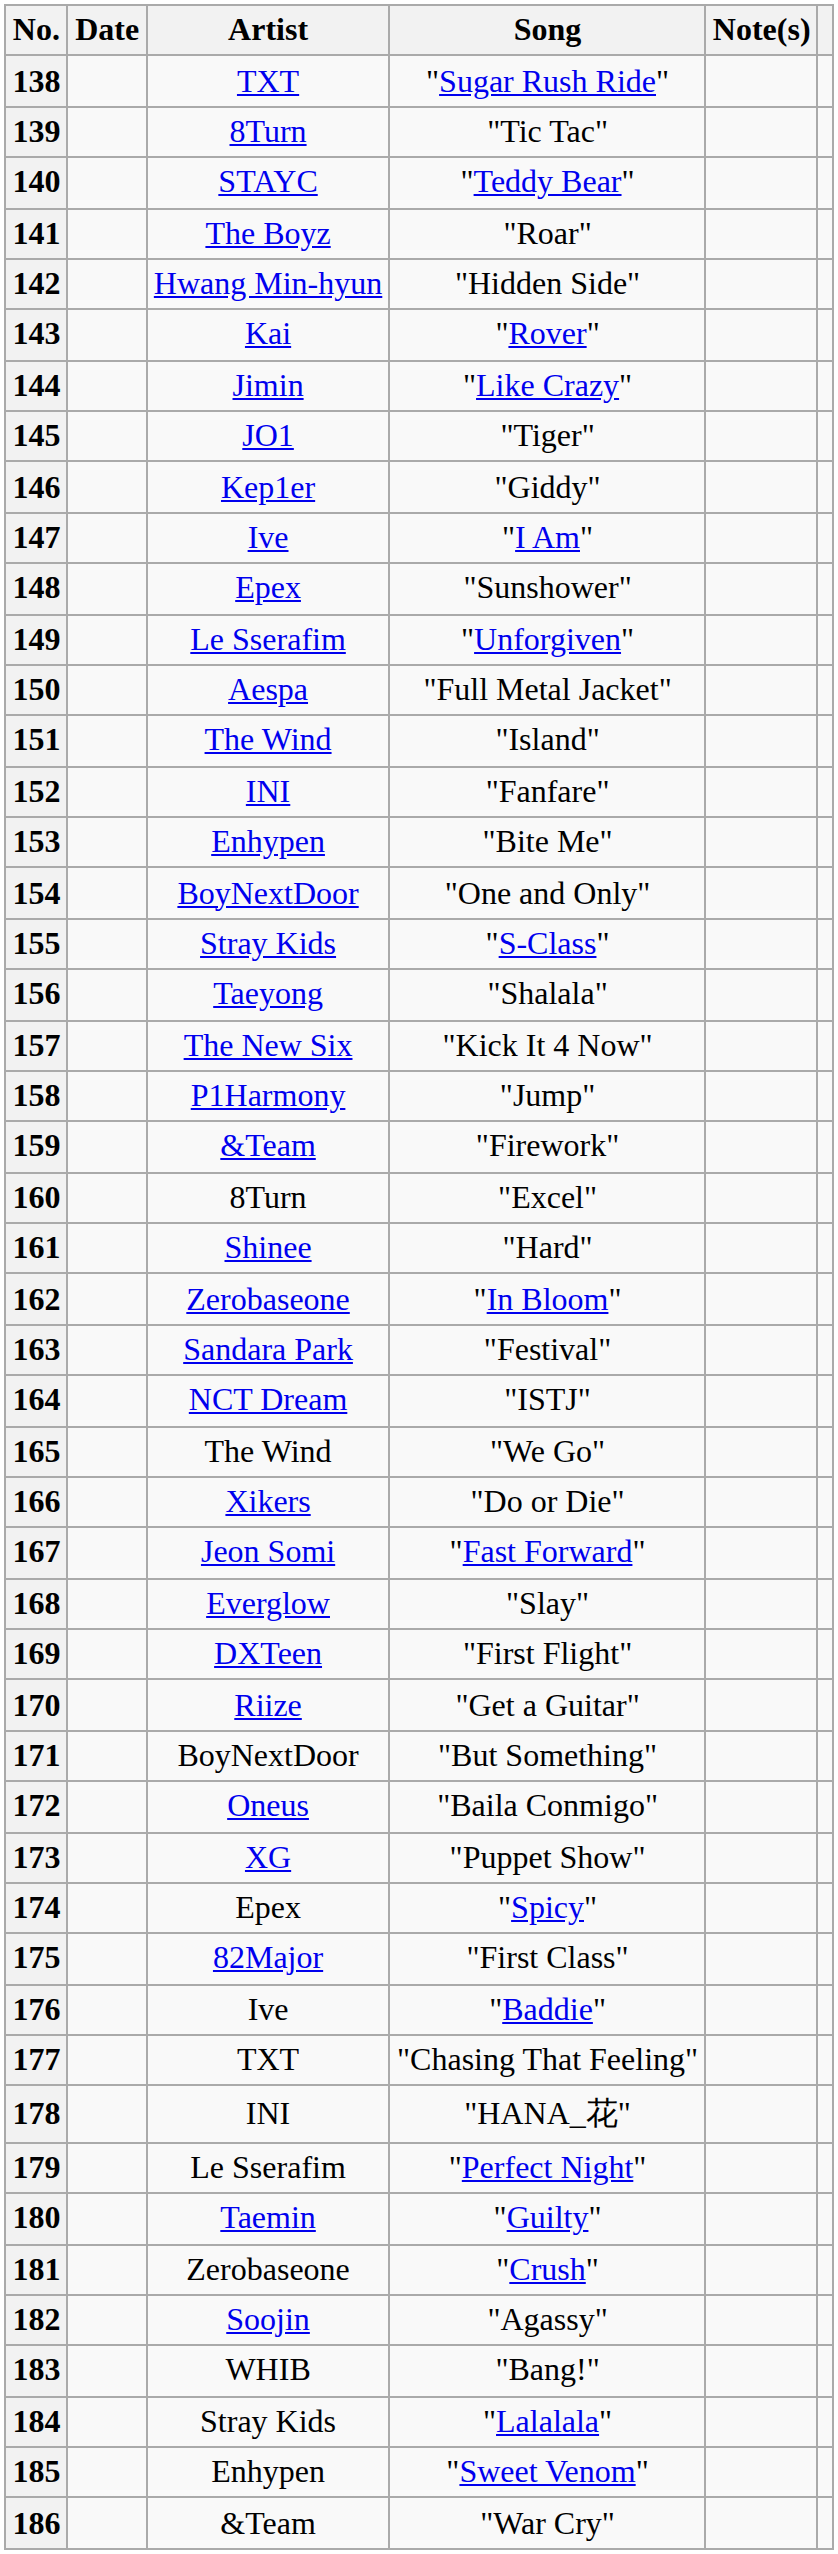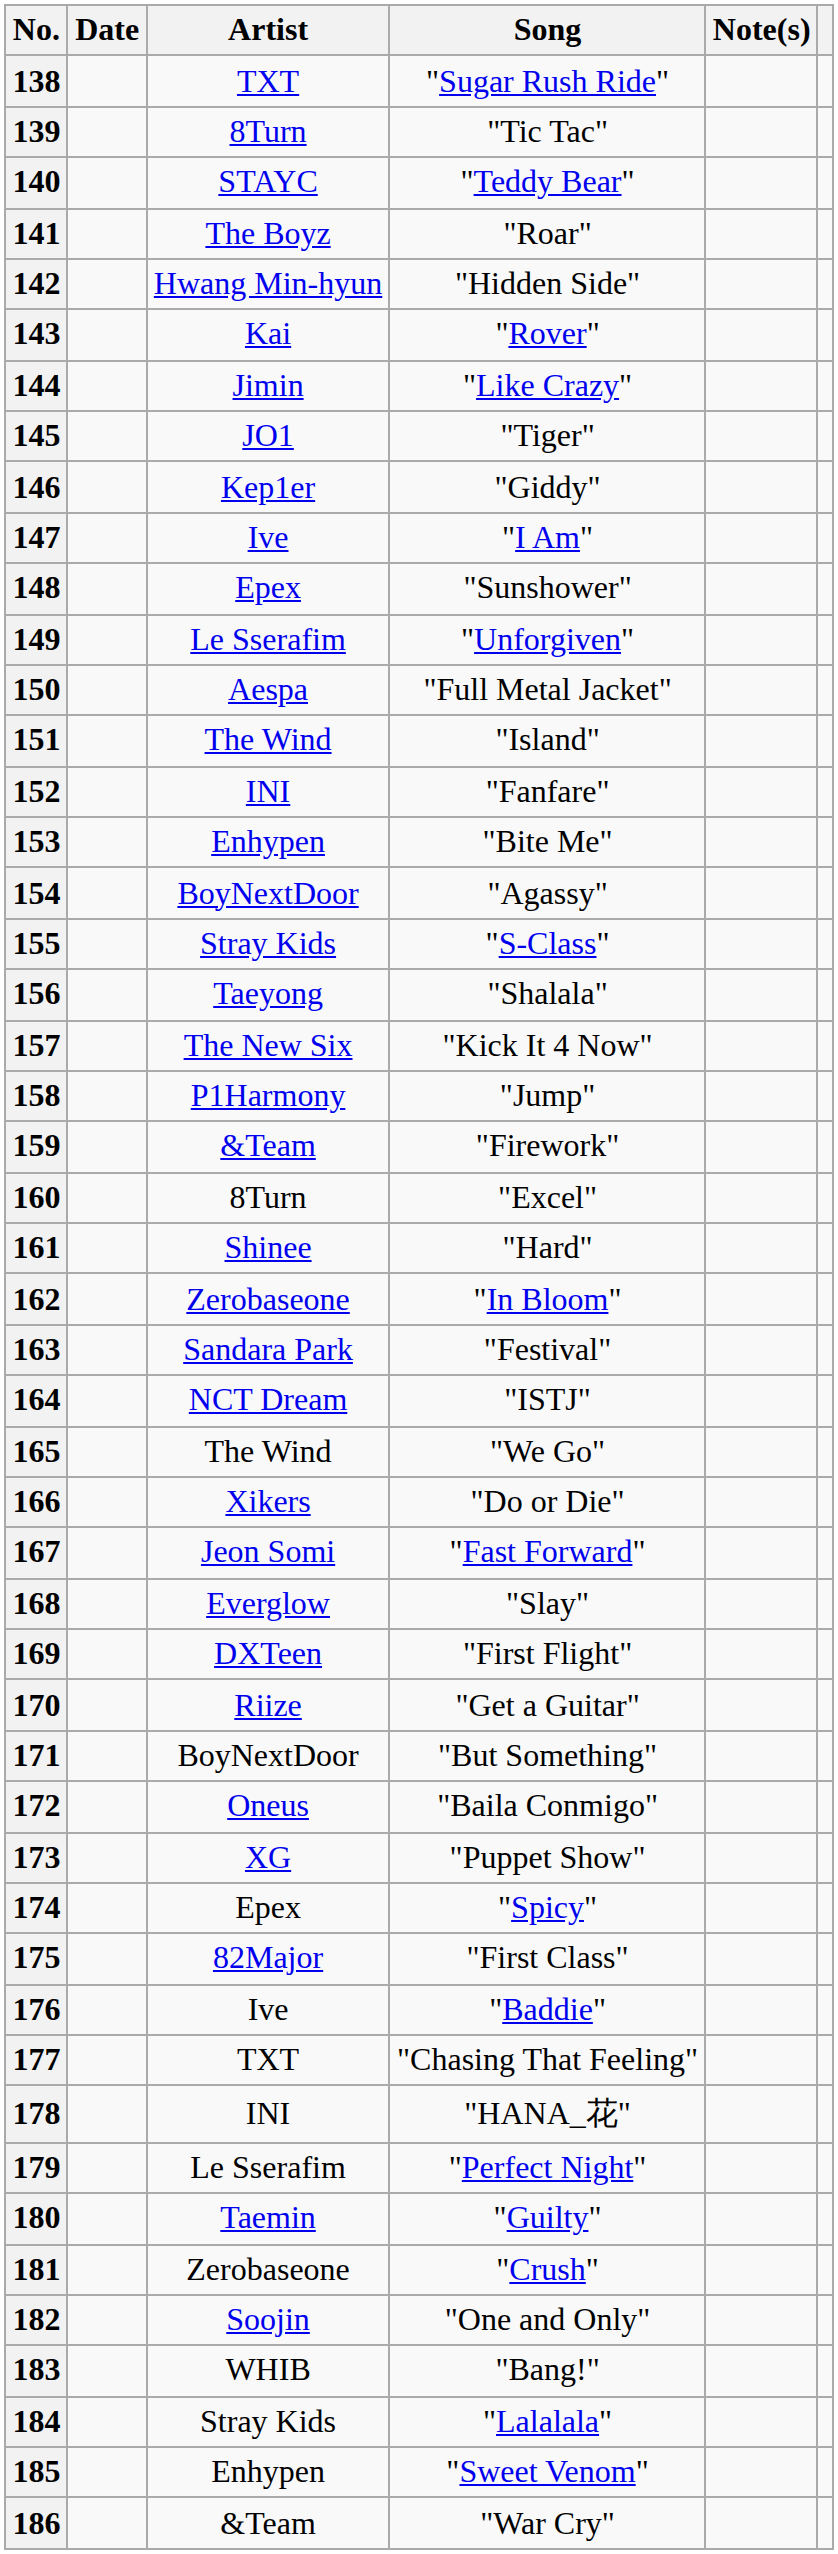(548, 892) "One and Only" -> (548, 892) "Agassy"
(548, 2319) "Agassy" -> (548, 2319) "One and Only"
